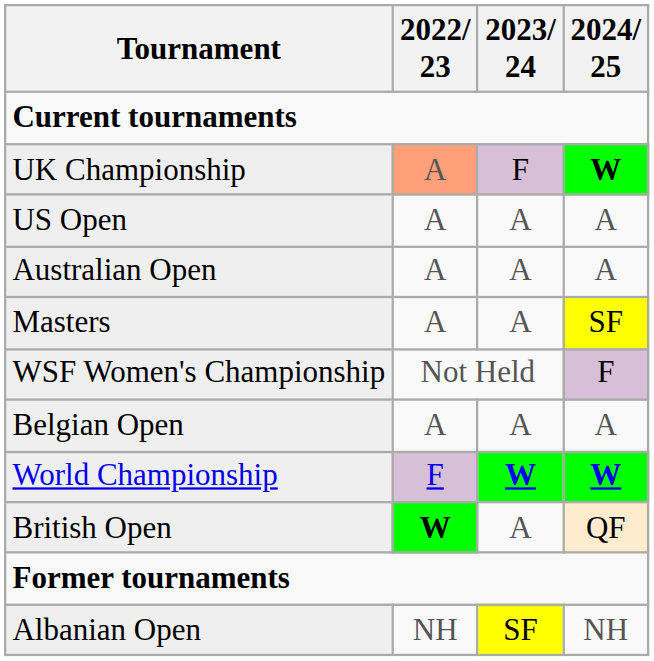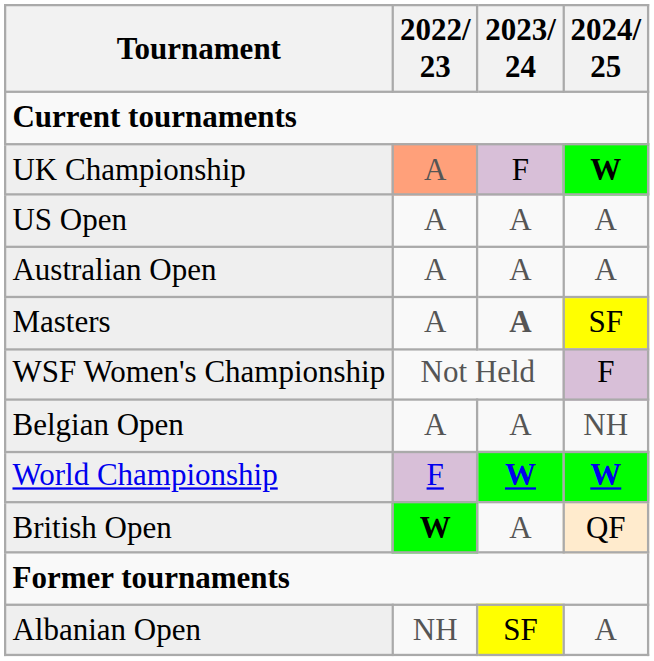(520, 321) normal -> (520, 321) bold
(606, 424) A -> (606, 424) NH
(606, 628) NH -> (606, 628) A
